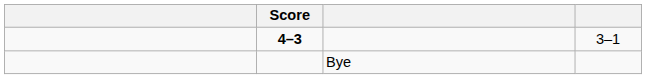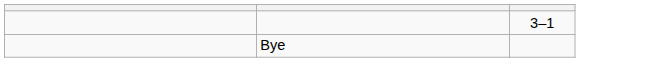- column: (290, 16)
